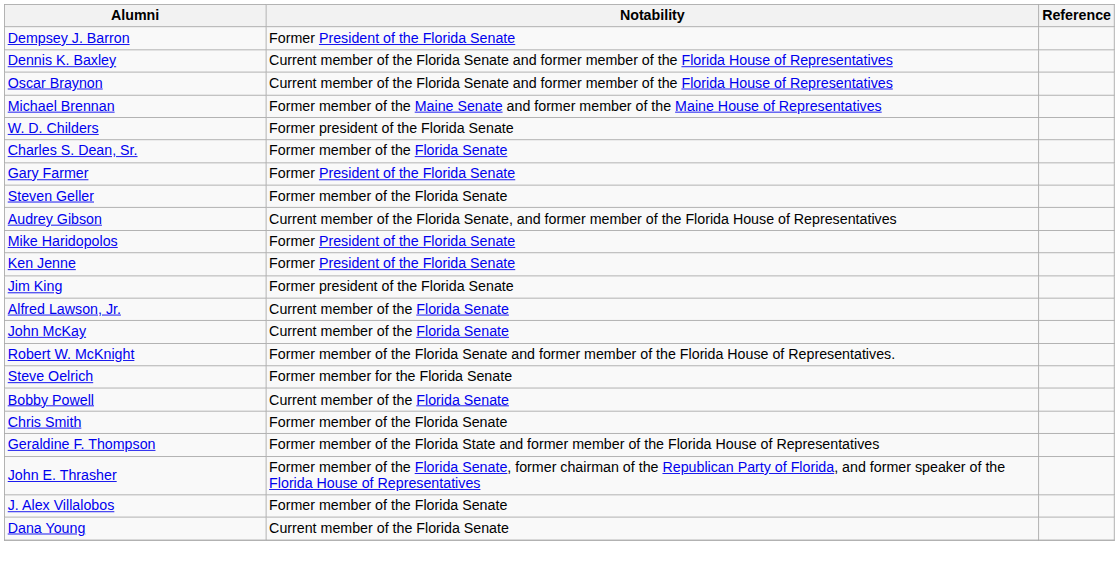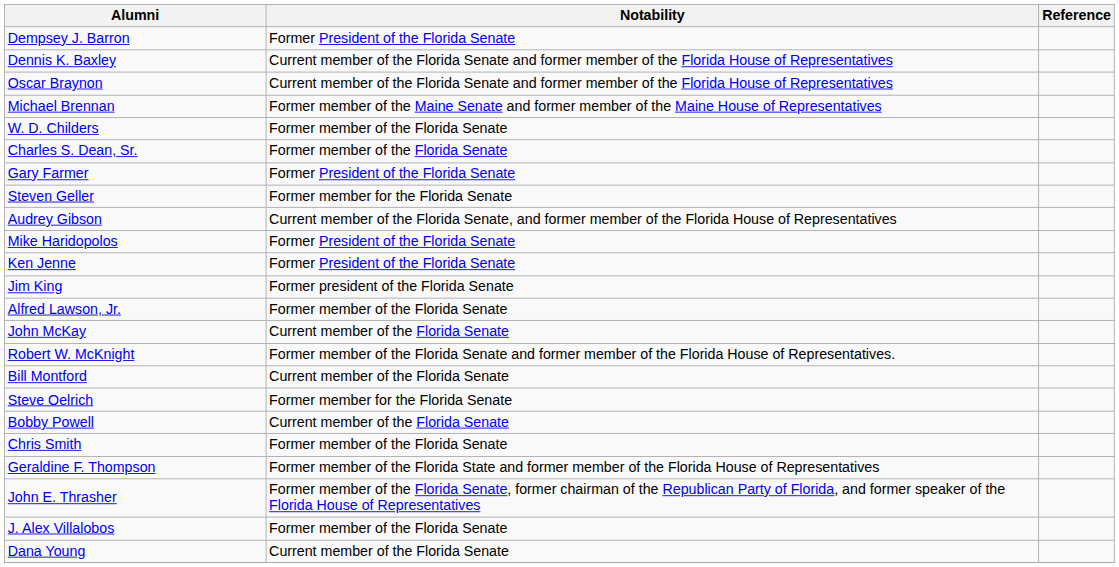(391, 128) Former president of the Florida Senate -> (388, 128) Former member of the Florida Senate
(388, 196) Former member of the Florida Senate -> (391, 196) Former member for the Florida Senate
(389, 309) Current member of the Florida Senate -> (388, 309) Former member of the Florida Senate
+ row: (47, 377)
